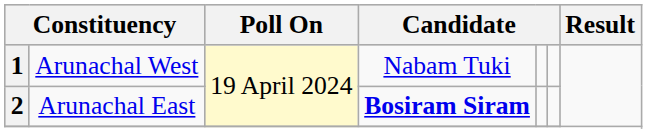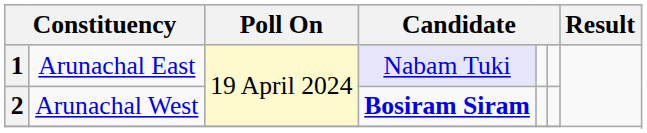(117, 65) Arunachal West -> (117, 65) Arunachal East
(447, 65) no background -> (447, 65) lavender background
(117, 106) Arunachal East -> (117, 106) Arunachal West
